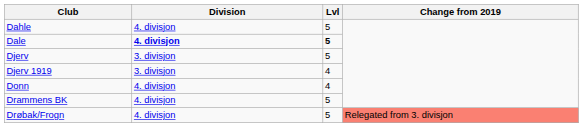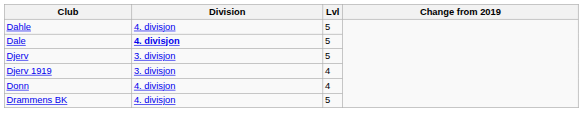(328, 42) bold -> (328, 42) normal
- row: (35, 116)
